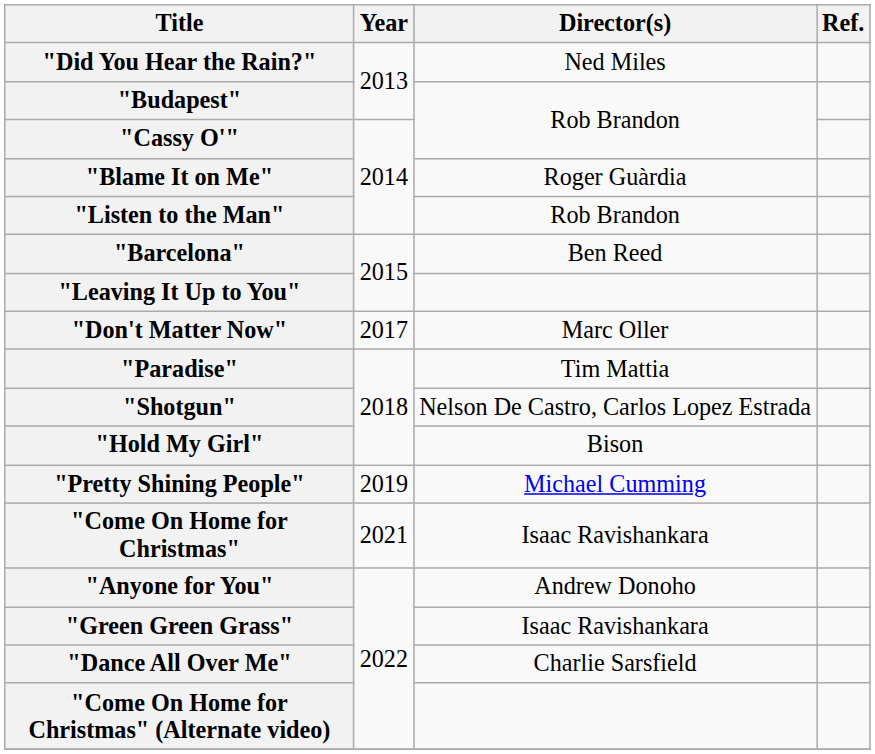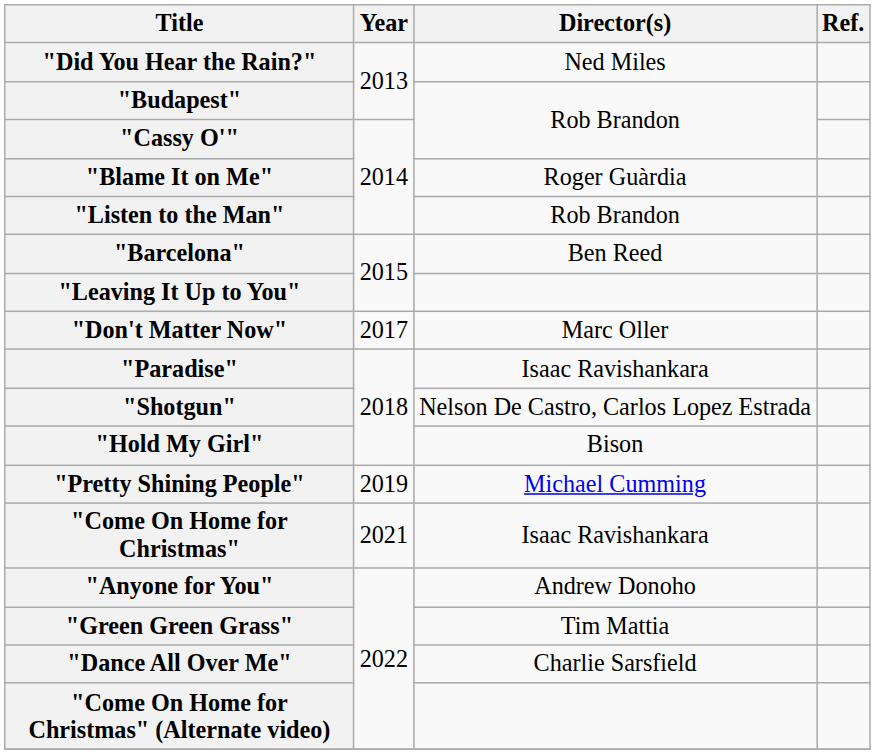(615, 368) Tim Mattia -> (615, 368) Isaac Ravishankara
(615, 625) Isaac Ravishankara -> (615, 625) Tim Mattia
